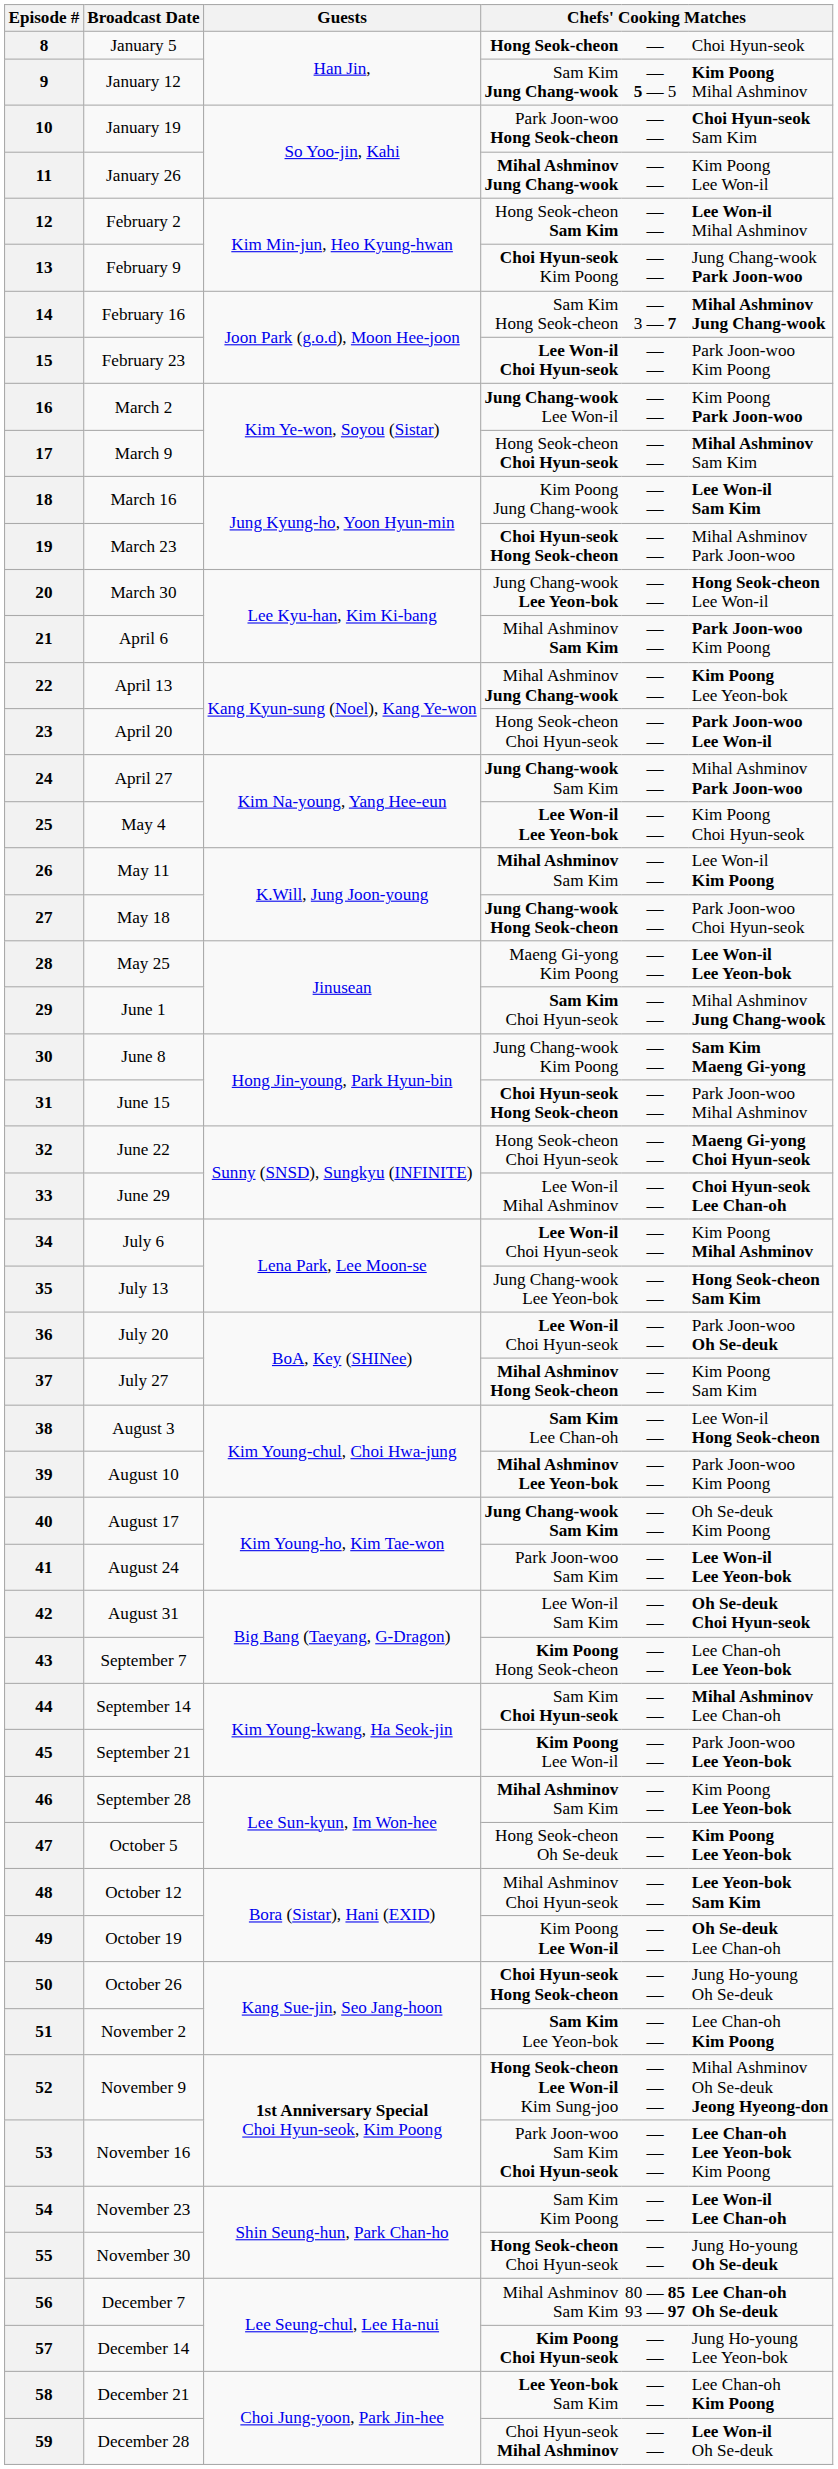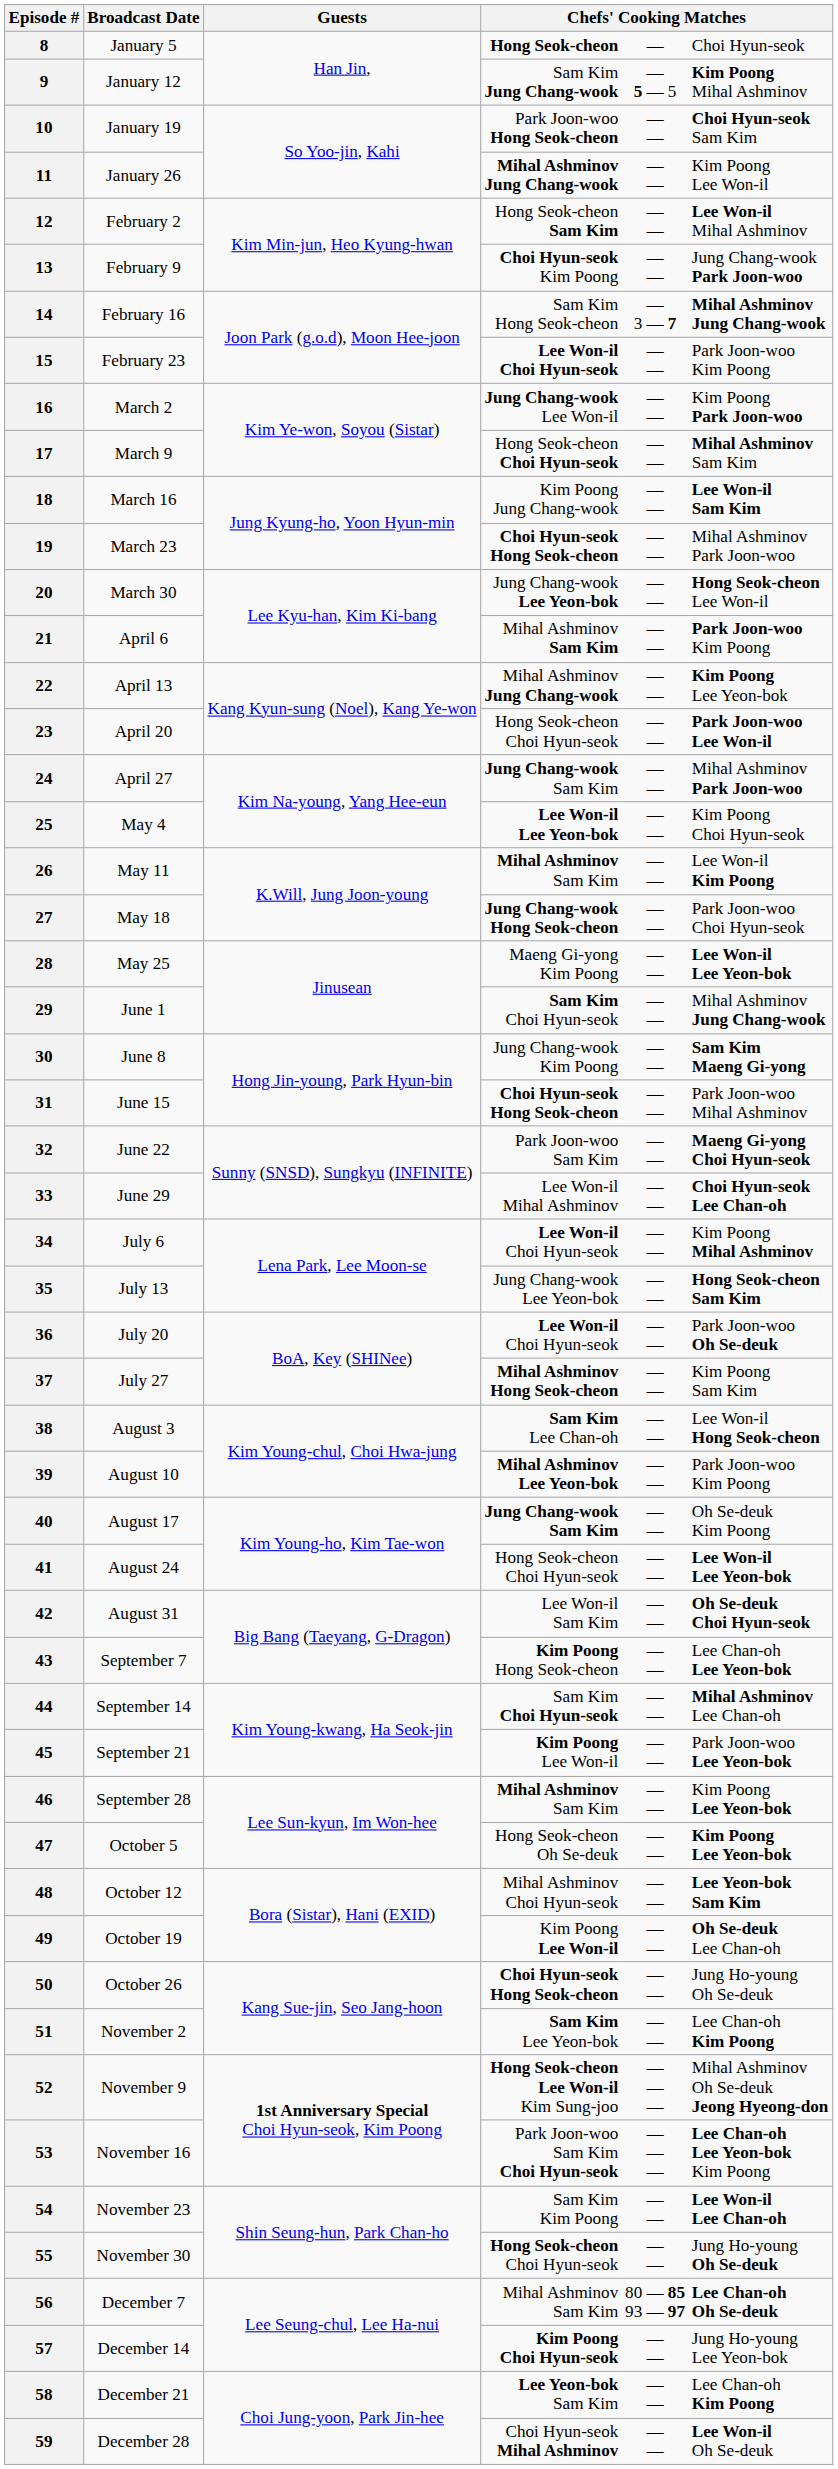(557, 1149) Hong Seok-cheon Choi Hyun-seok -> (567, 1149) Park Joon-woo Sam Kim
(567, 1567) Park Joon-woo Sam Kim -> (557, 1567) Hong Seok-cheon Choi Hyun-seok
